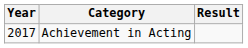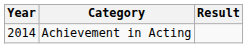(22, 34) 2017 -> (22, 34) 2014
